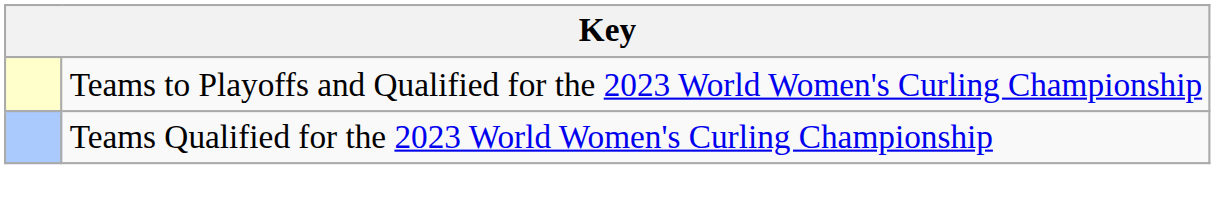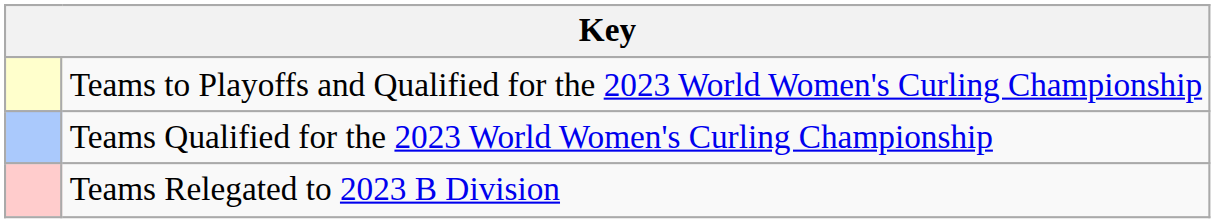+ row: (315, 189)
